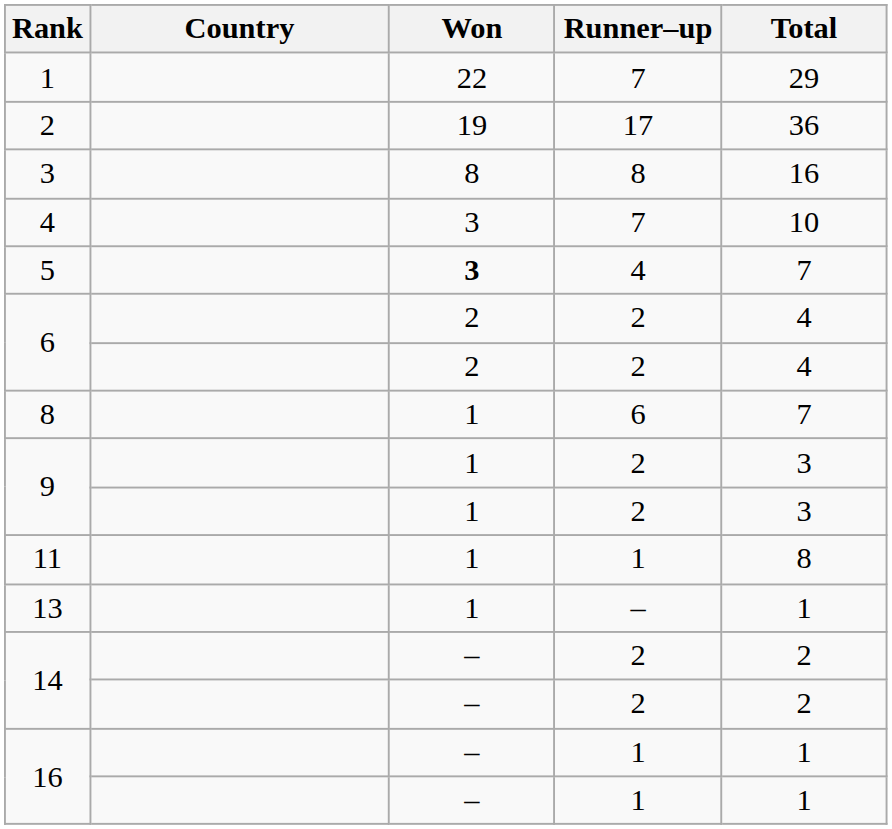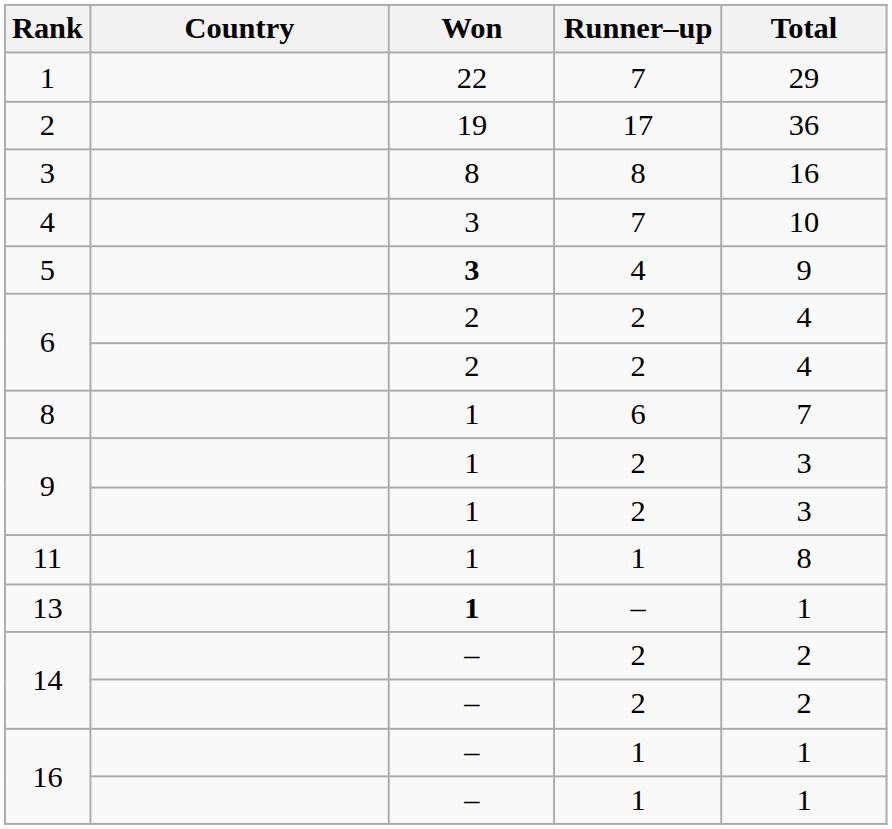(804, 269) 7 -> (804, 269) 9
(472, 607) normal -> (472, 607) bold
